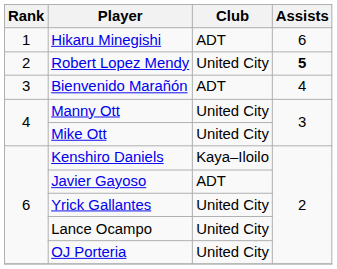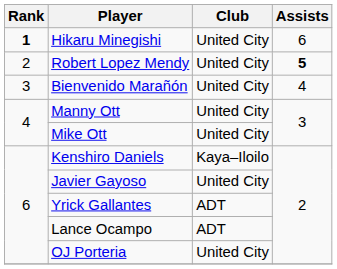(26, 39) normal -> (26, 39) bold
(211, 39) ADT -> (233, 39) United City
(211, 87) ADT -> (233, 87) United City
(211, 181) ADT -> (233, 181) United City
(233, 205) United City -> (211, 205) ADT
(233, 228) United City -> (211, 228) ADT
